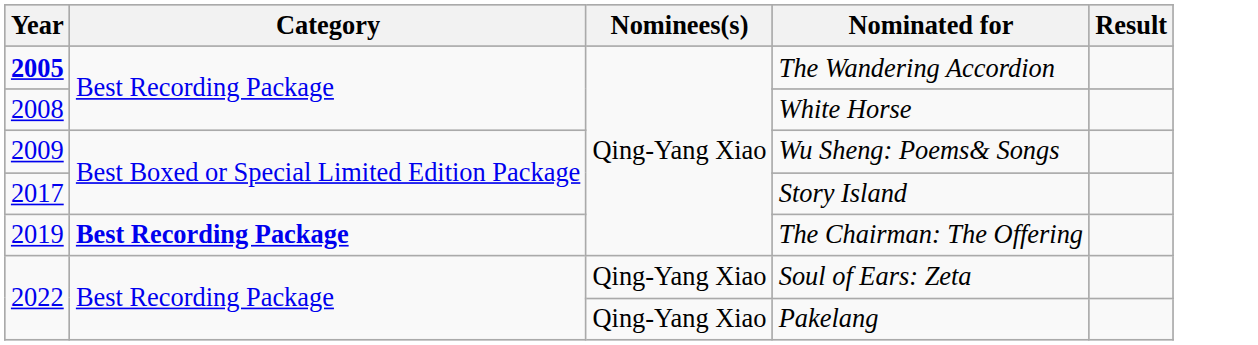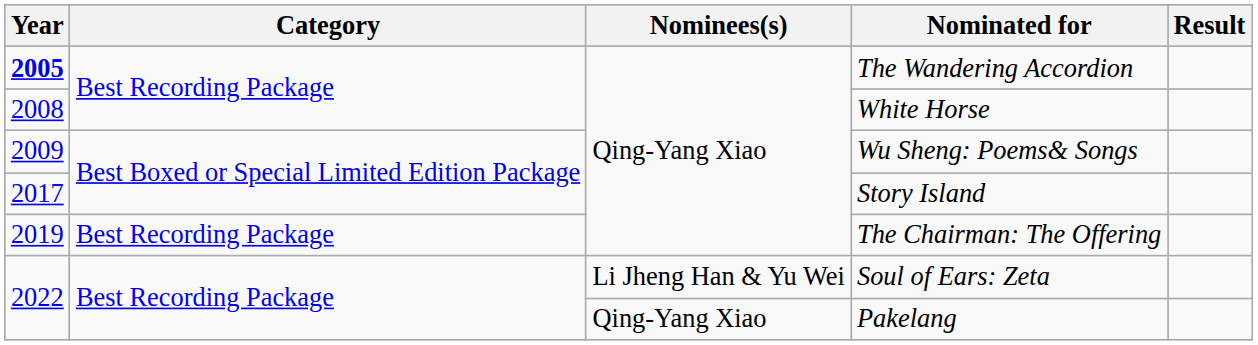(212, 234) bold -> (205, 234) normal
(680, 276) Qing-Yang Xiao -> (719, 276) Li Jheng Han & Yu Wei
